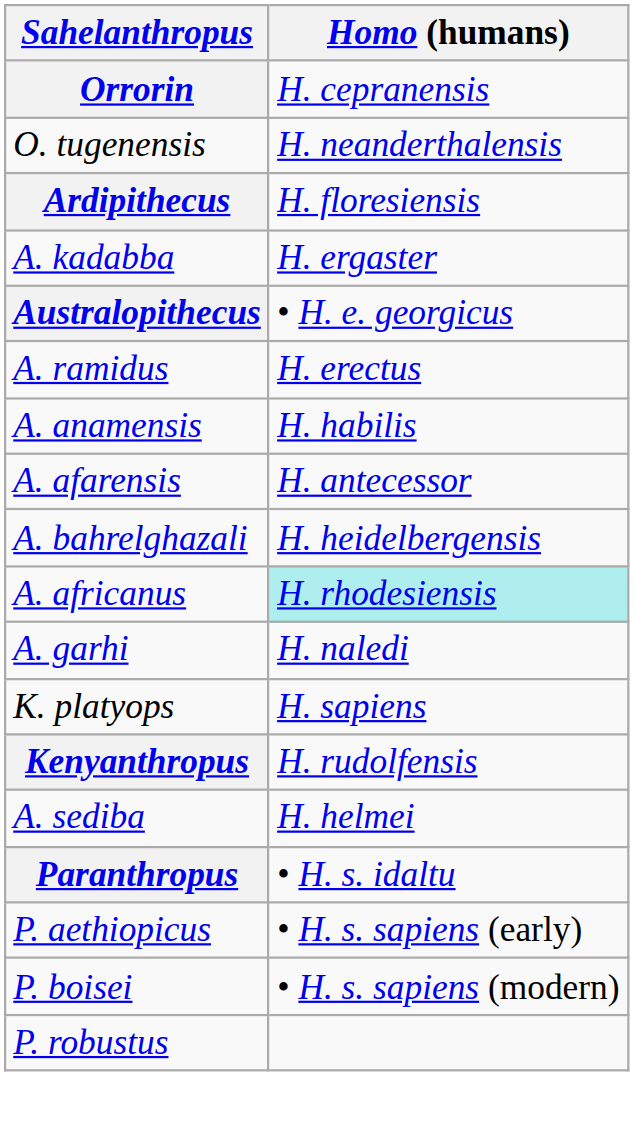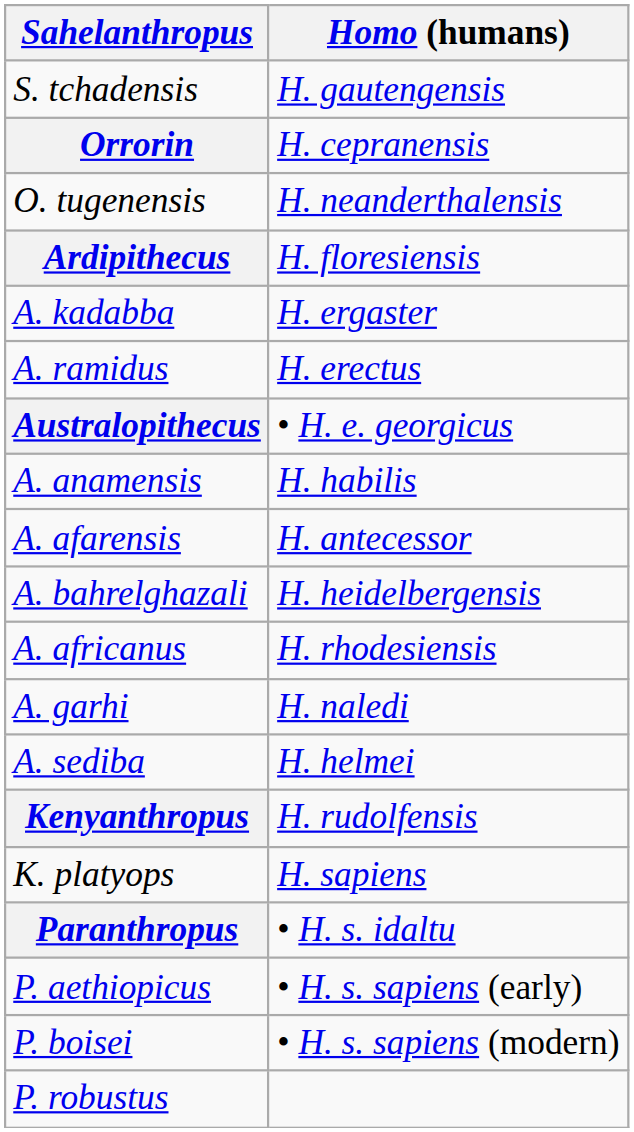+ row: (106, 88)
rows swapped: (91, 369) <-> (137, 312)
(387, 593) paleturquoise background -> (387, 649) no background
rows swapped: (79, 817) <-> (94, 705)
